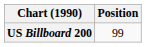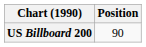(118, 32) 99 -> (118, 32) 90
